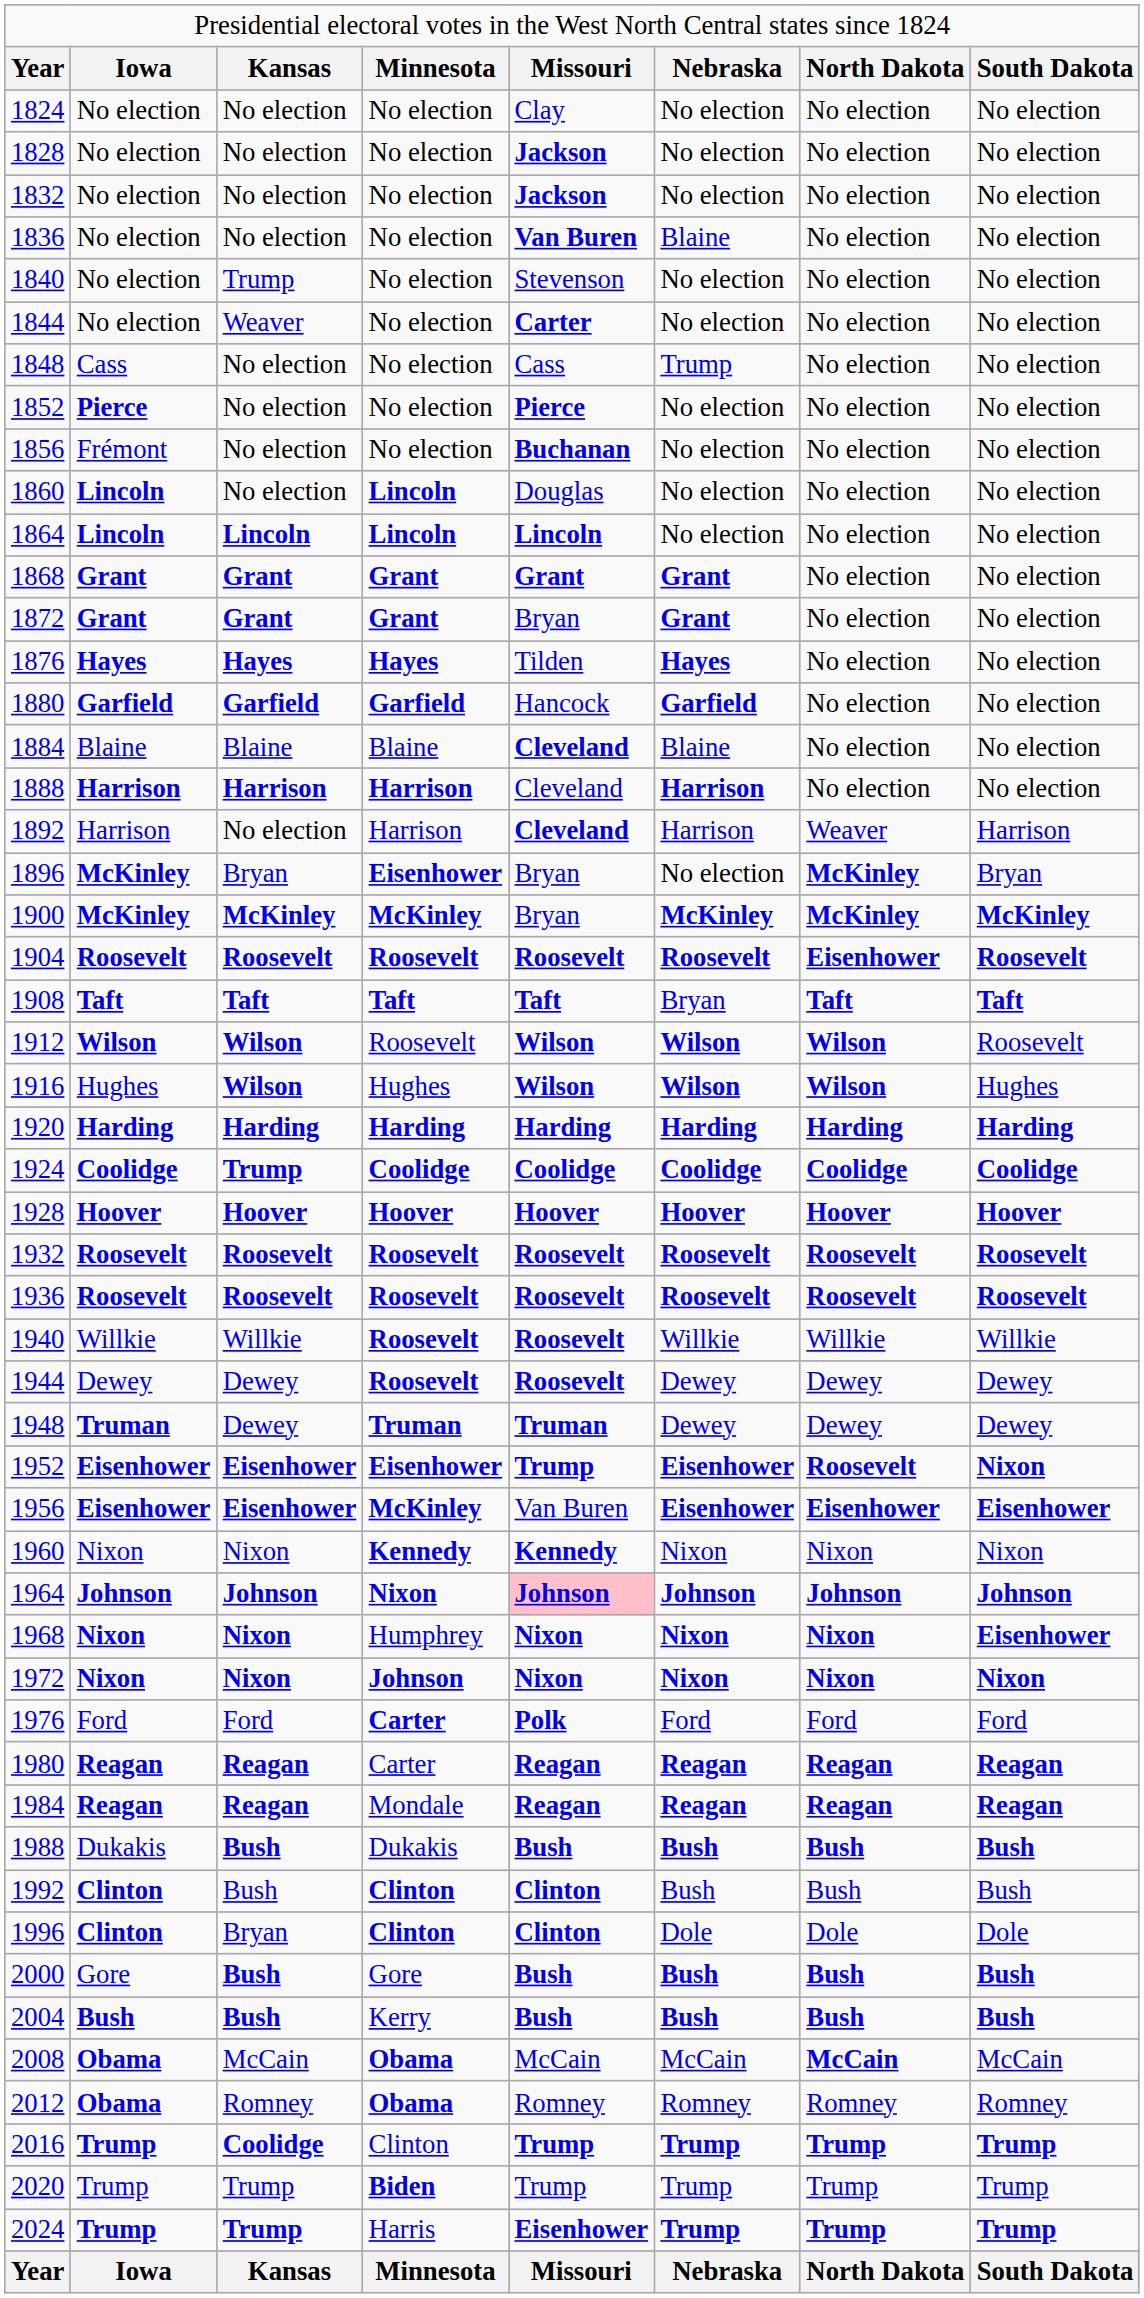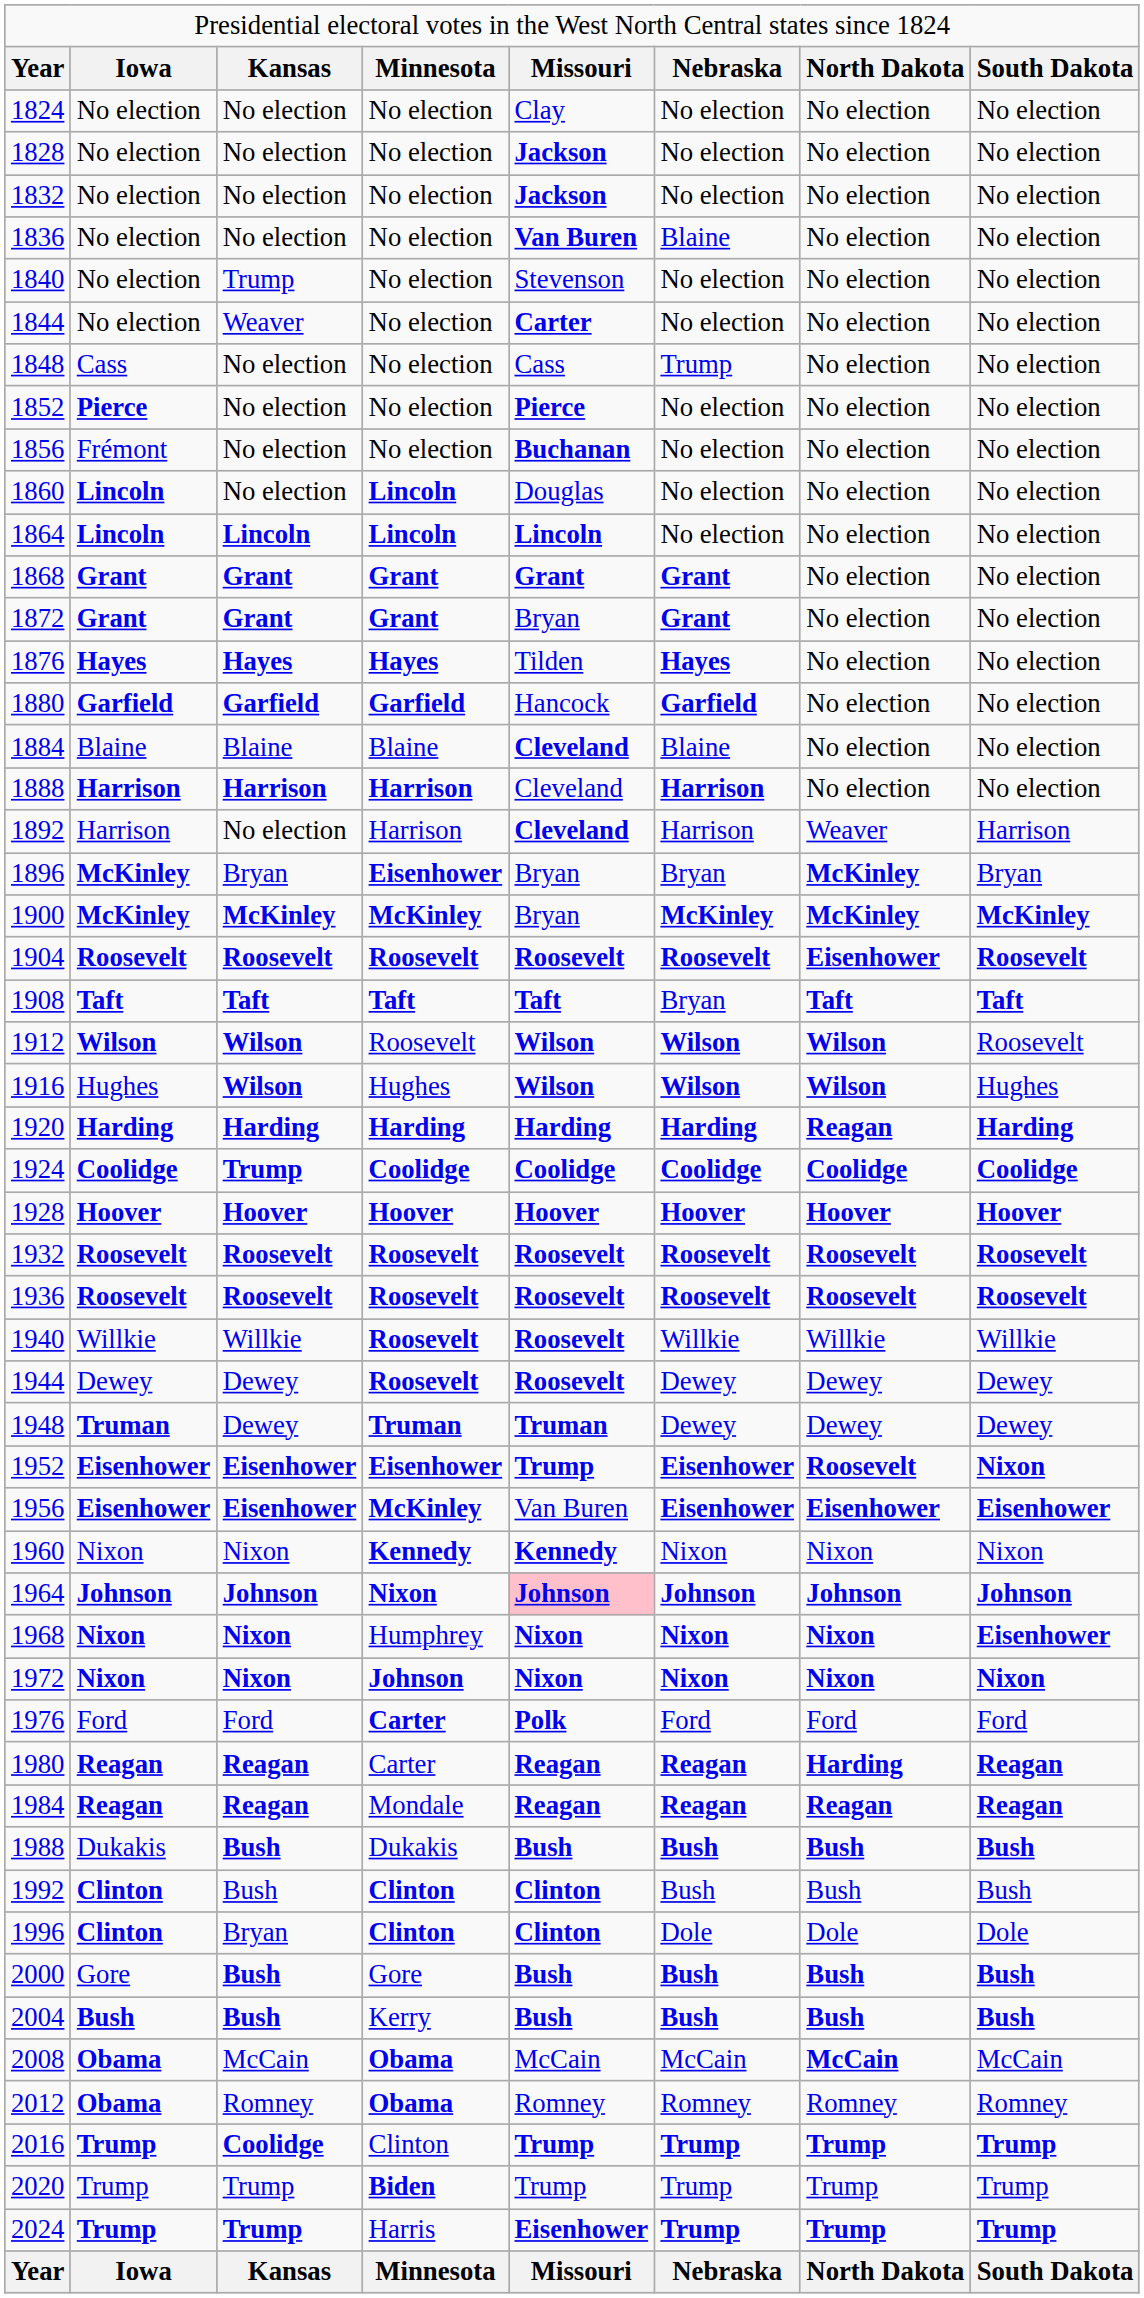(722, 873) No election -> (693, 873) Bryan
(855, 1127) Harding -> (849, 1127) Reagan
(849, 1763) Reagan -> (855, 1763) Harding
